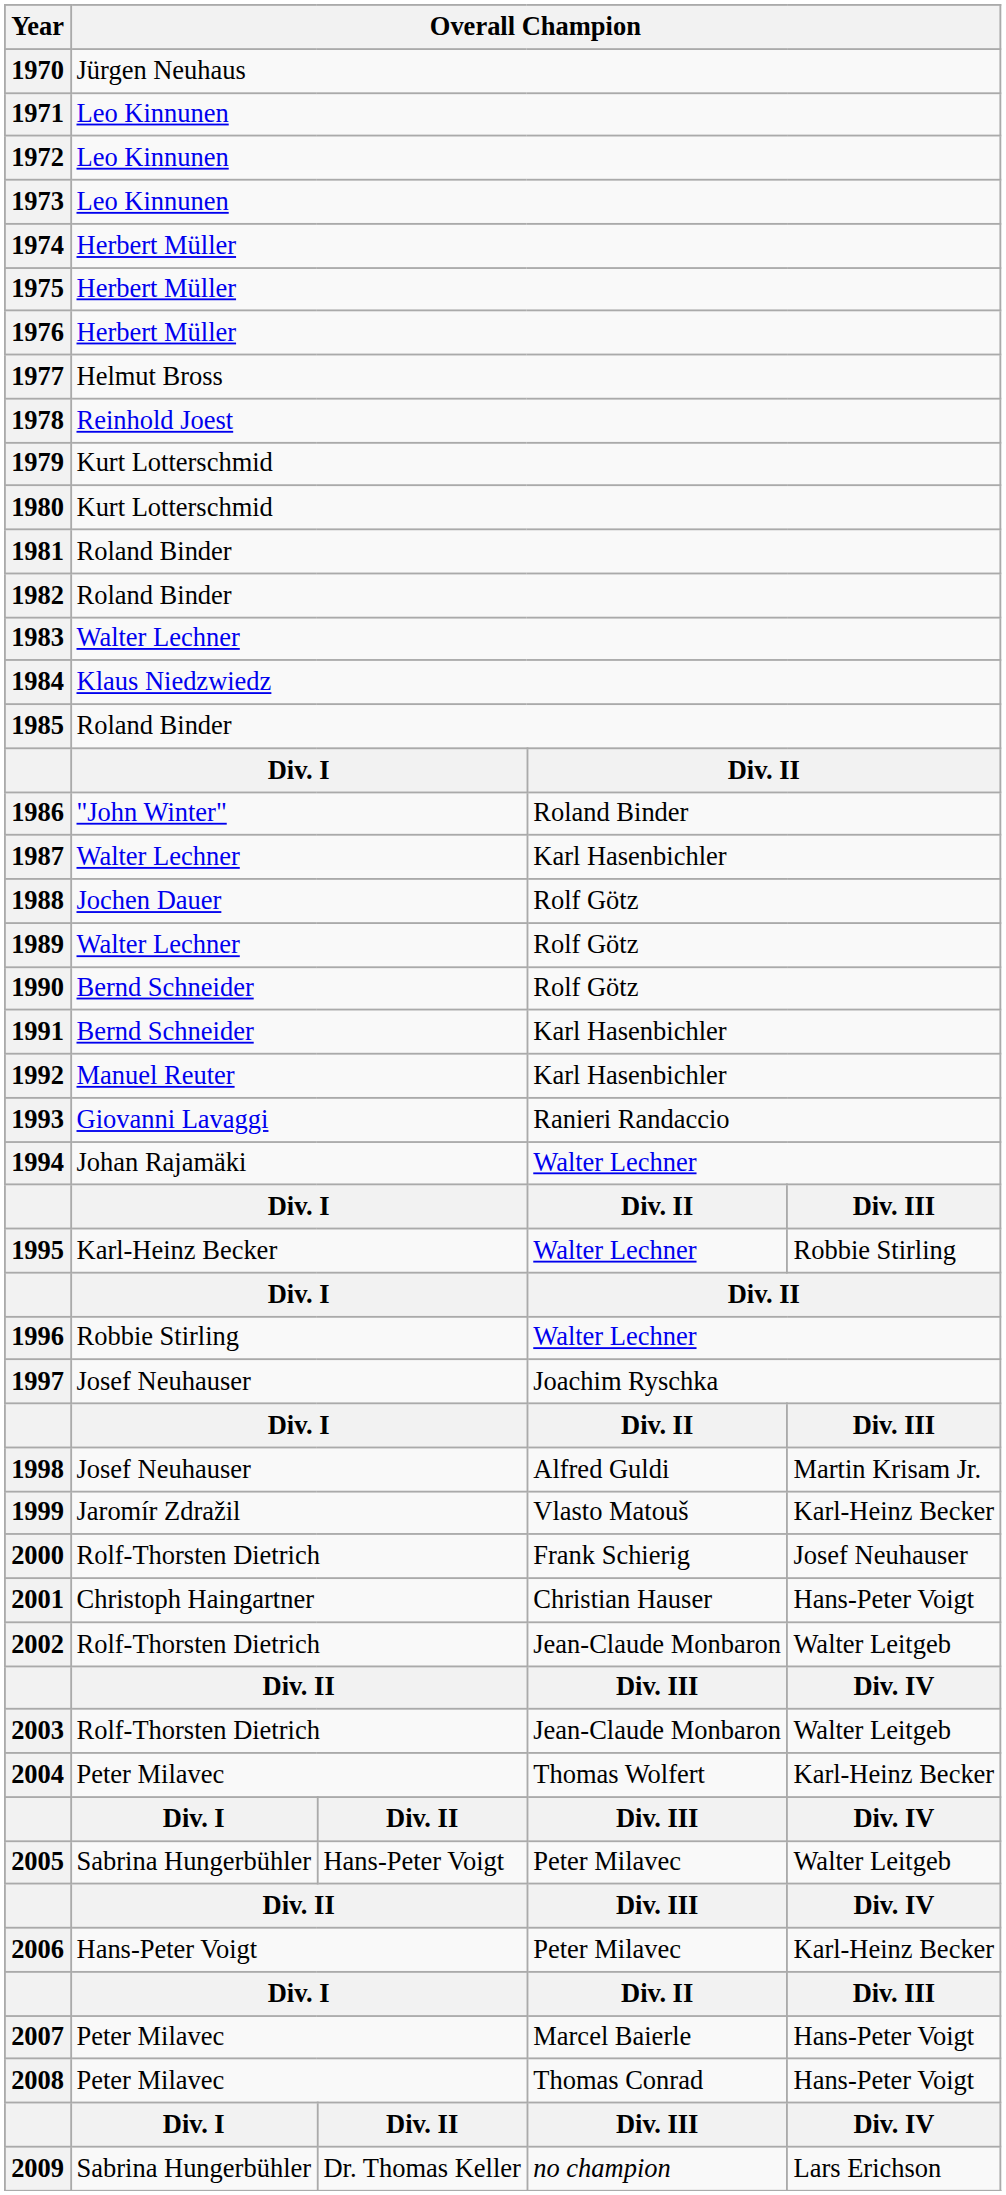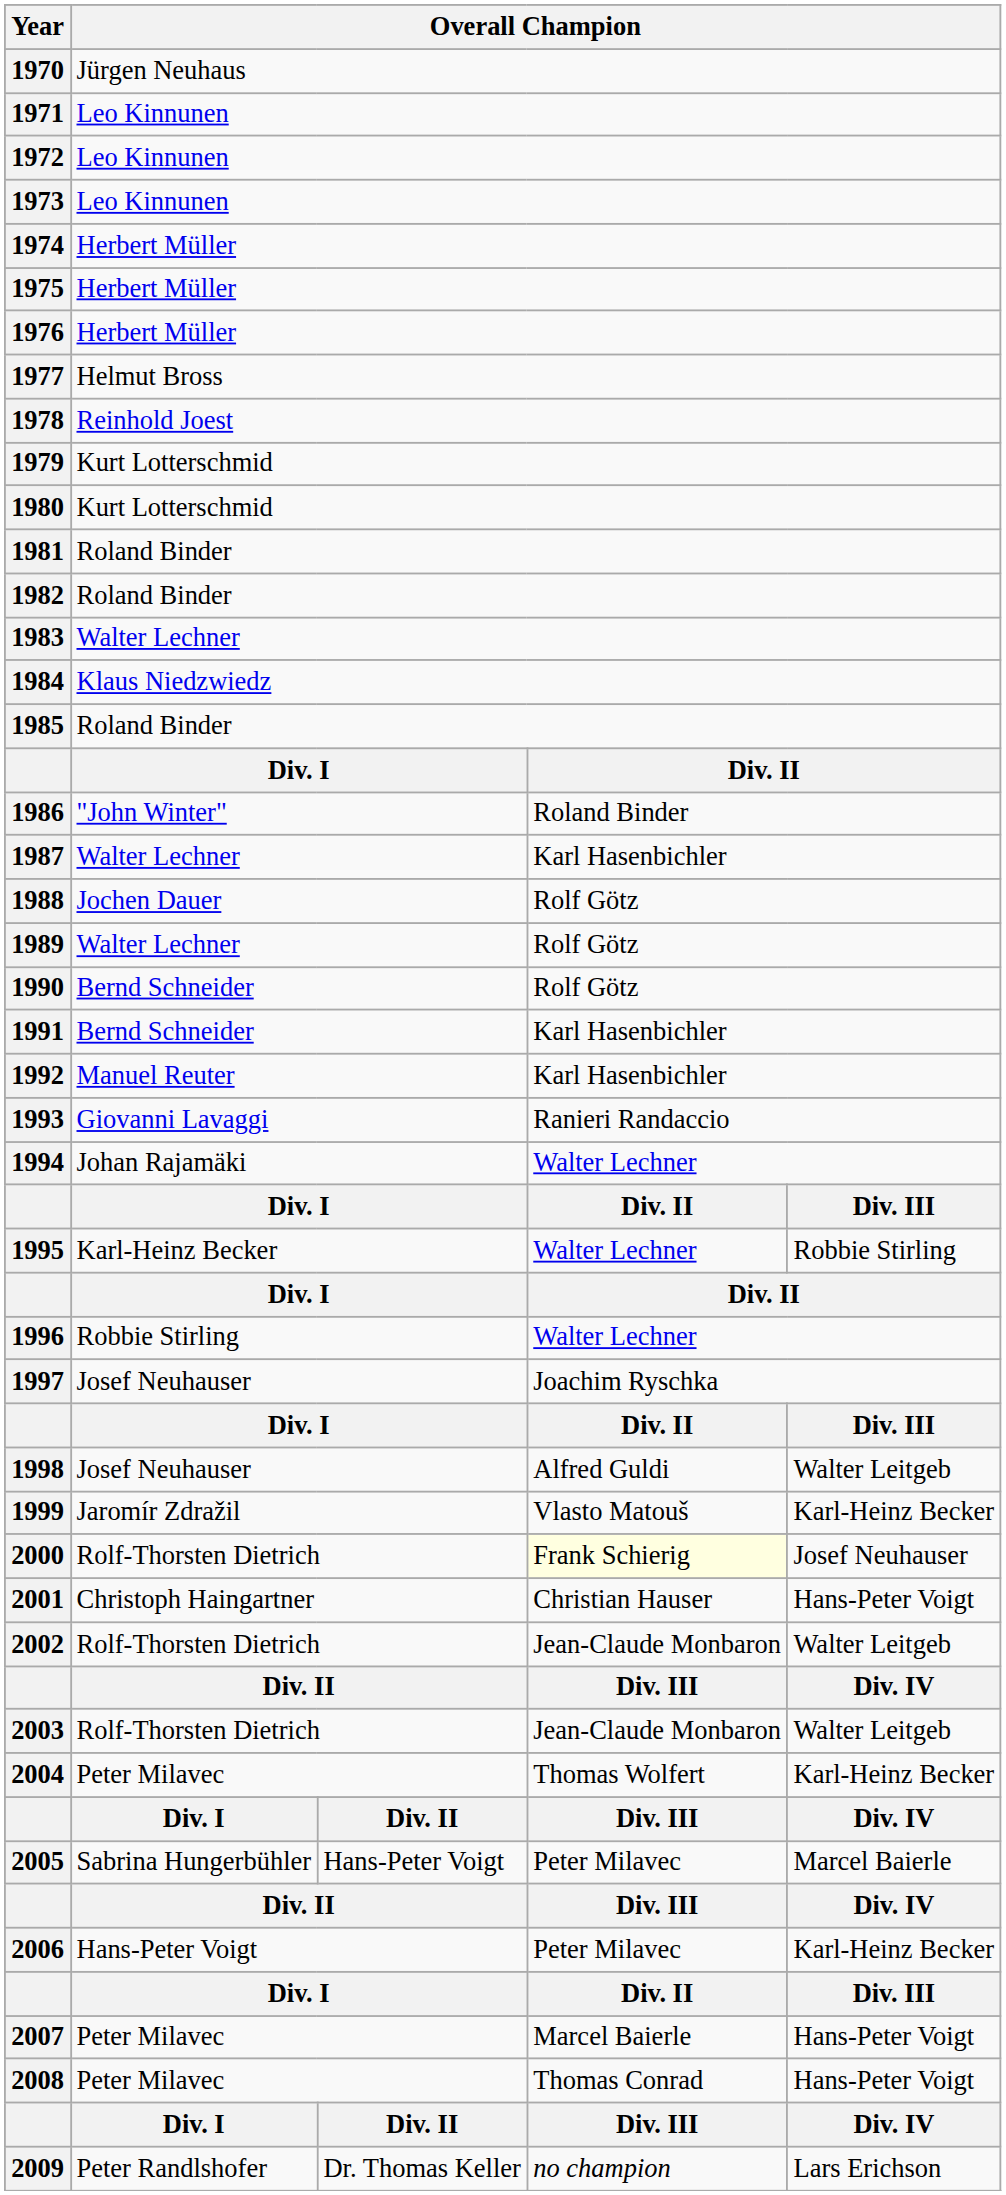(887, 1468) Martin Krisam Jr. -> (872, 1468) Walter Leitgeb
(612, 1556) no background -> (612, 1556) lightyellow background
(872, 1862) Walter Leitgeb -> (873, 1862) Marcel Baierle
(194, 2168) Sabrina Hungerbühler -> (172, 2168) Peter Randlshofer
